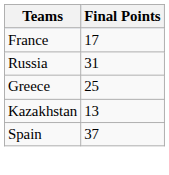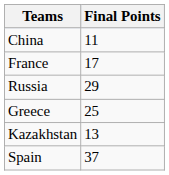+ row: (26, 39)
(92, 63) 31 -> (92, 87) 29
